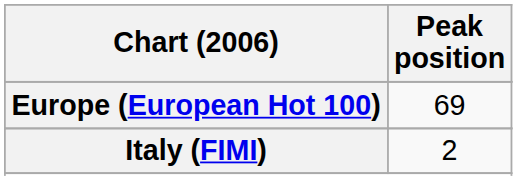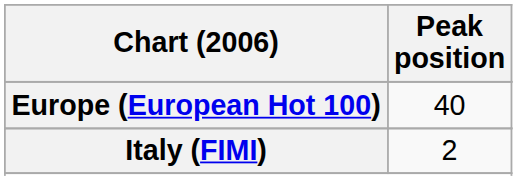(450, 104) 69 -> (450, 104) 40
